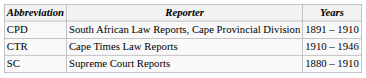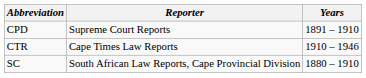(185, 30) South African Law Reports, Cape Provincial Division -> (120, 30) Supreme Court Reports
(120, 64) Supreme Court Reports -> (185, 64) South African Law Reports, Cape Provincial Division
